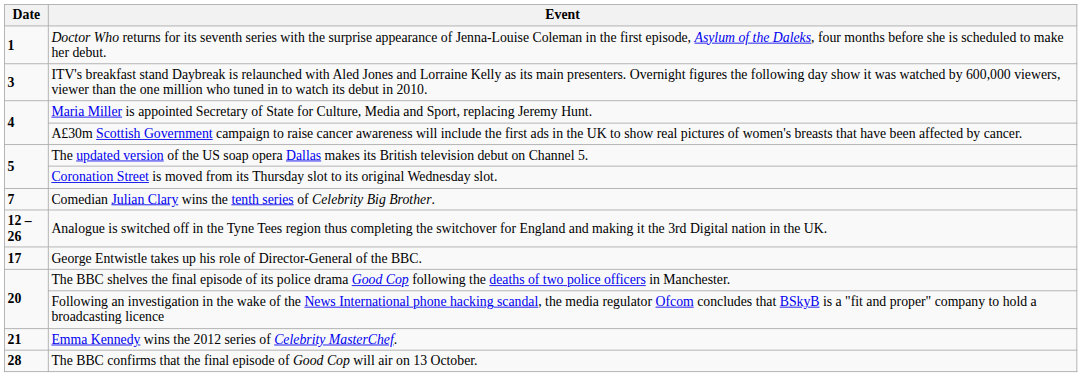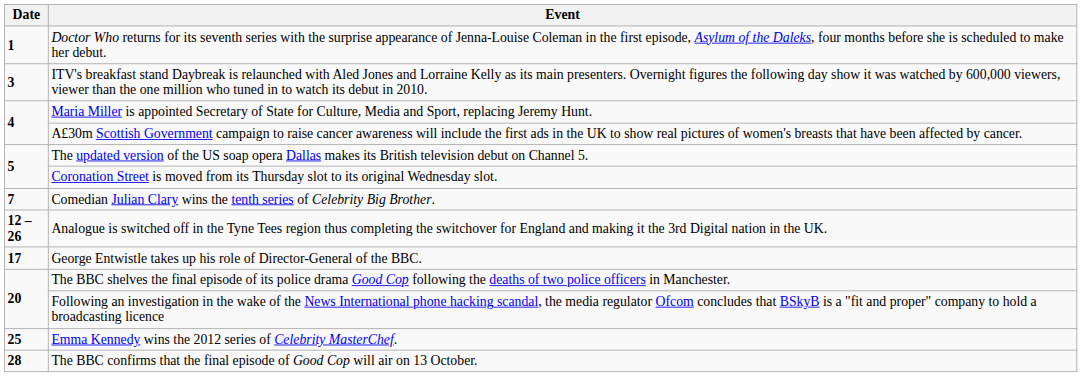(14, 339) 21 -> (14, 339) 25
